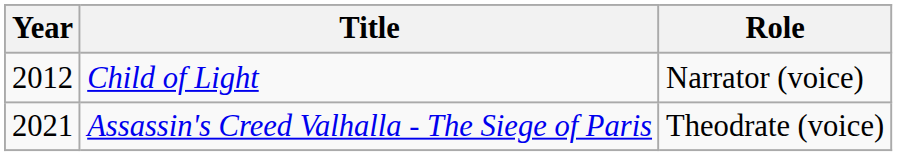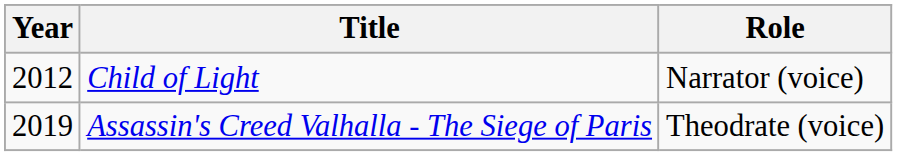(43, 125) 2021 -> (43, 125) 2019
